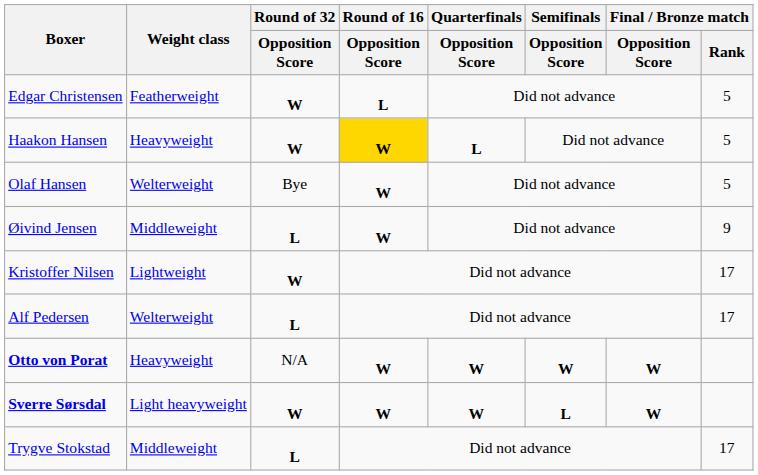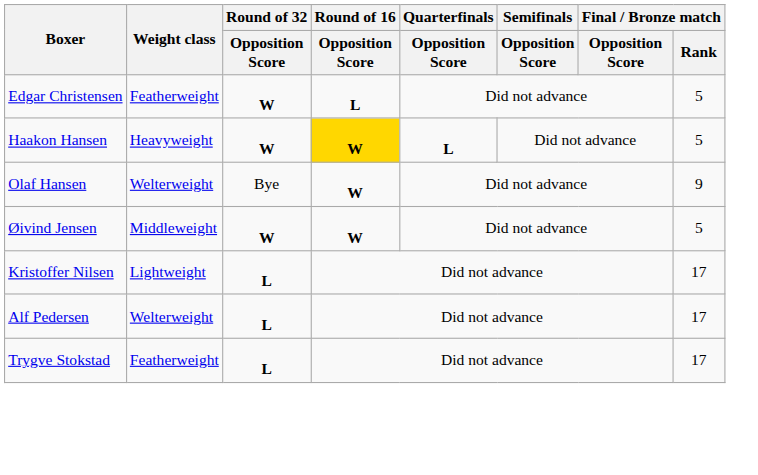(727, 184) 5 -> (699, 184) 9
(295, 237) L -> (267, 237) W
(727, 228) 9 -> (699, 228) 5
(295, 281) W -> (267, 281) L
- row: (58, 360)
- row: (57, 404)
(173, 448) Middleweight -> (174, 360) Featherweight
